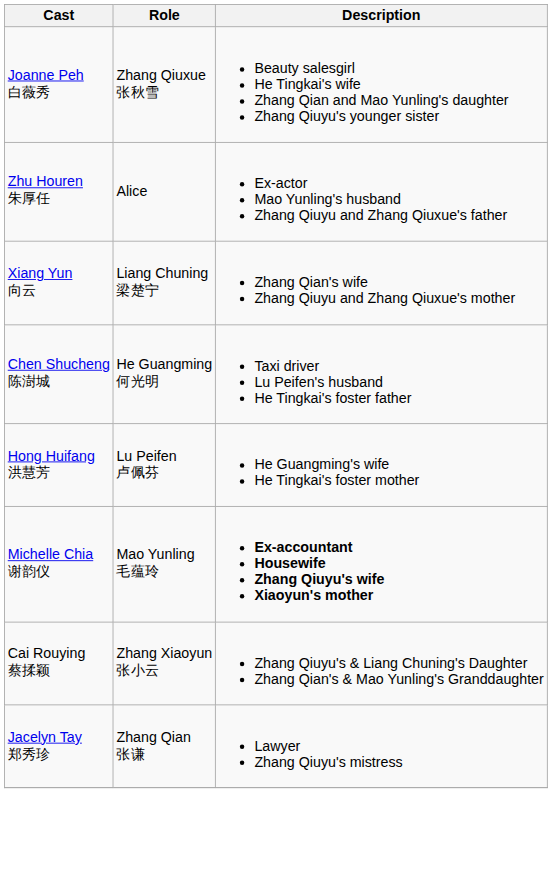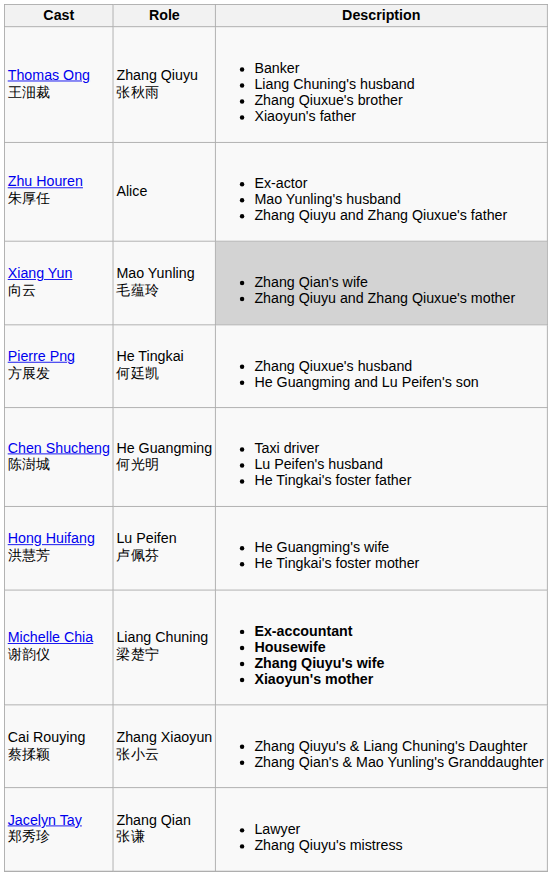- row: (46, 83)
+ row: (49, 83)
(162, 282) Liang Chuning 梁楚宁 -> (155, 282) Mao Yunling 毛蕴玲
(381, 291) no background -> (381, 291) lightgrey background
+ row: (41, 365)
(155, 563) Mao Yunling 毛蕴玲 -> (162, 646) Liang Chuning 梁楚宁
